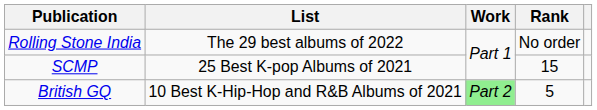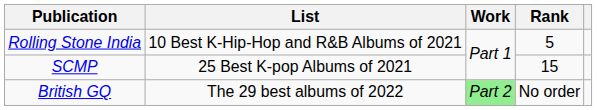(305, 42) The 29 best albums of 2022 -> (305, 42) 10 Best K-Hip-Hop and R&B Albums of 2021
(550, 42) No order -> (550, 42) 5
(305, 92) 10 Best K-Hip-Hop and R&B Albums of 2021 -> (305, 92) The 29 best albums of 2022
(550, 92) 5 -> (550, 92) No order
